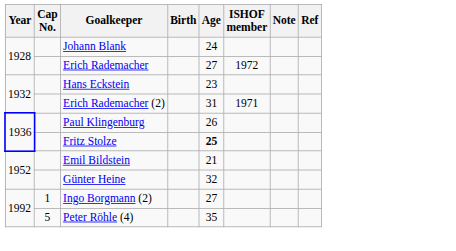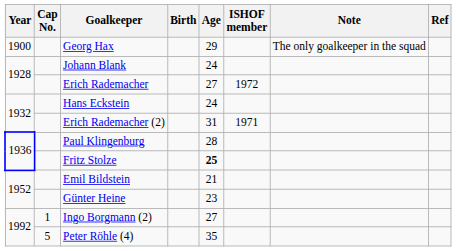+ row: (88, 46)
(211, 84) 23 -> (211, 103) 24
(211, 122) 26 -> (211, 141) 28
(211, 179) 32 -> (211, 198) 23
